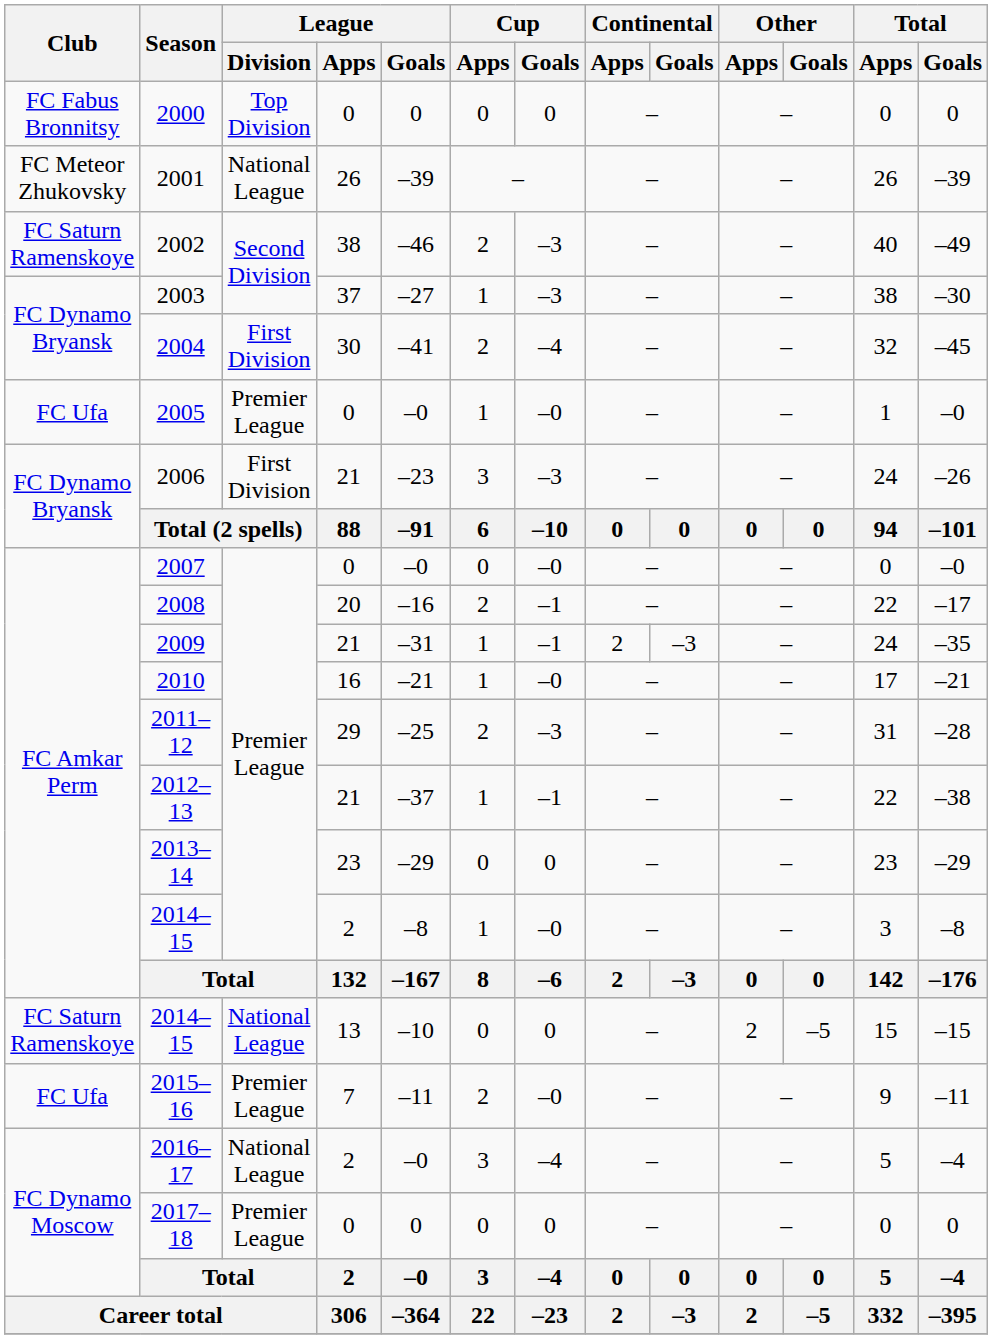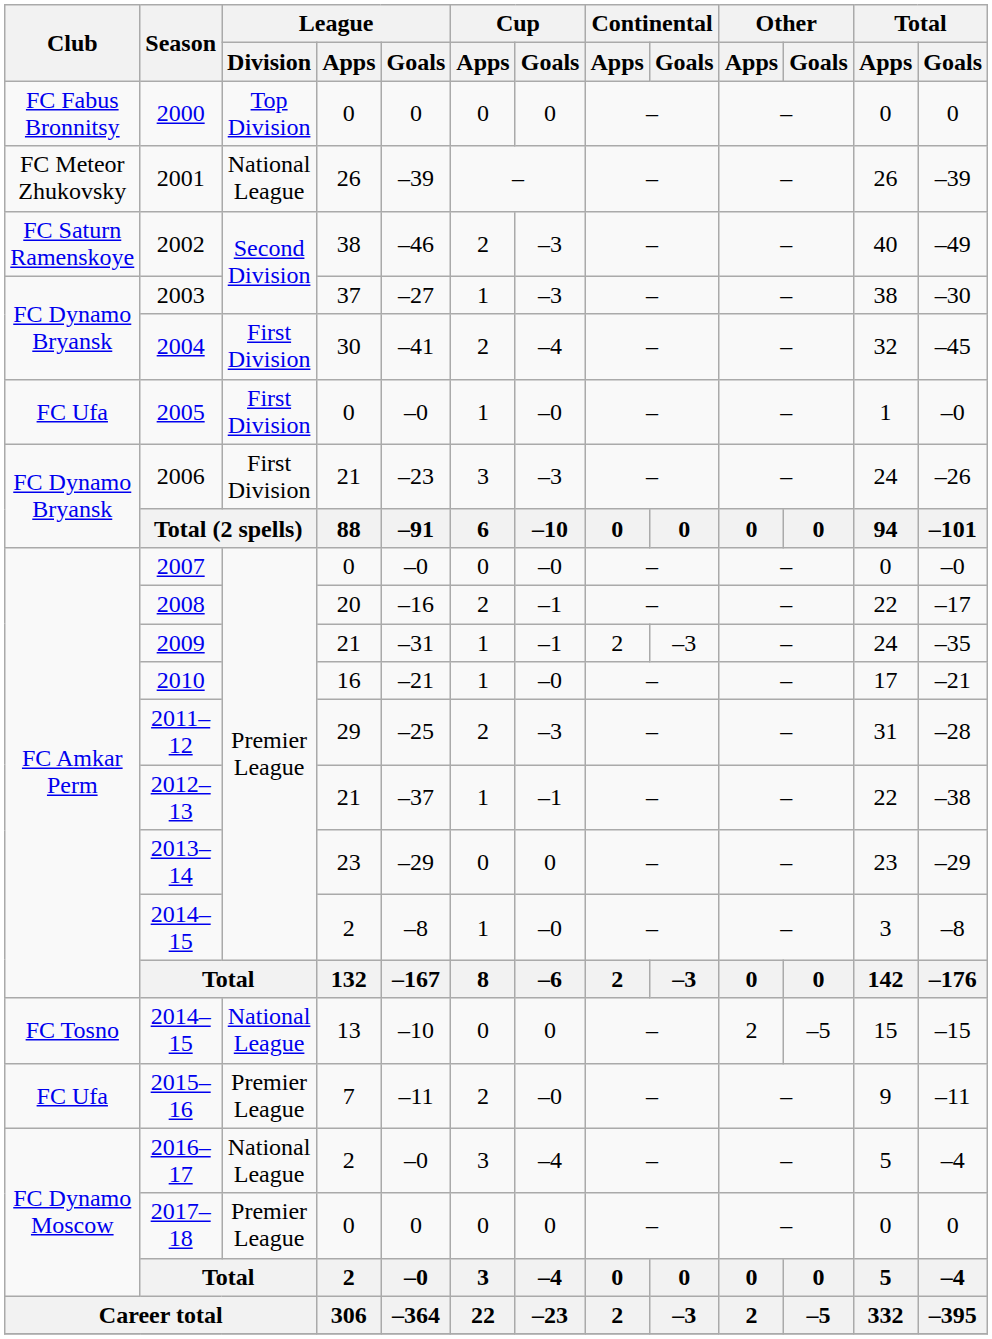(269, 411) Premier League -> (269, 411) First Division
(72, 1030) FC Saturn Ramenskoye -> (72, 1030) FC Tosno
